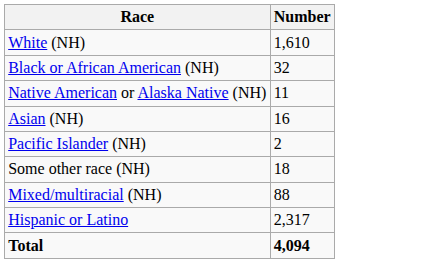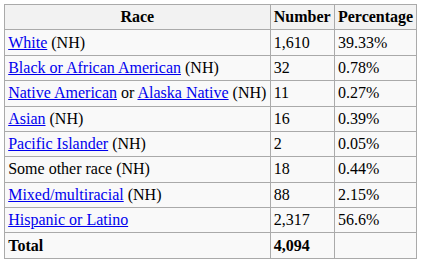+ column: (376, 17)
